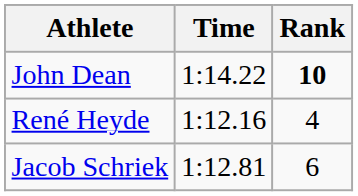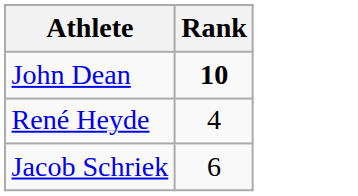- column: (224, 28)
